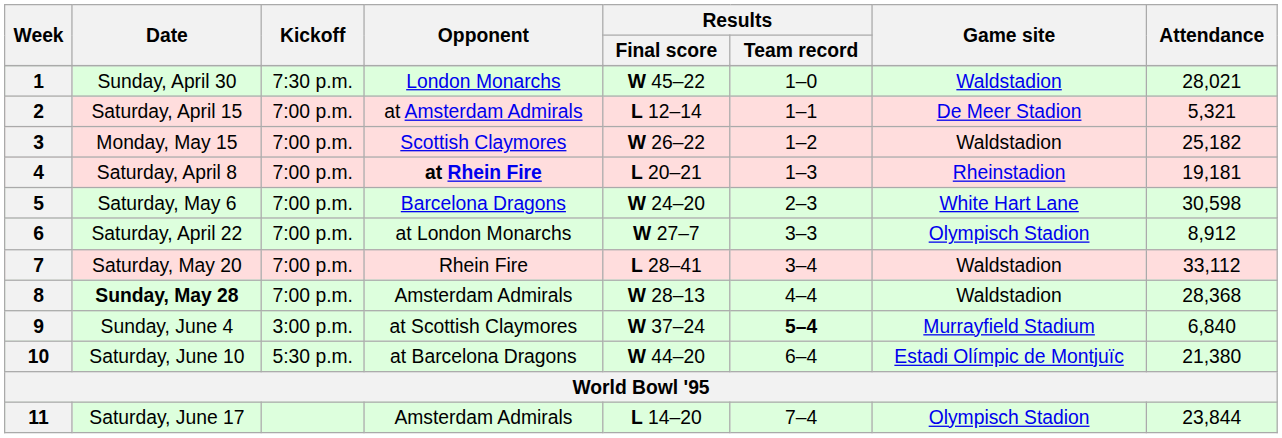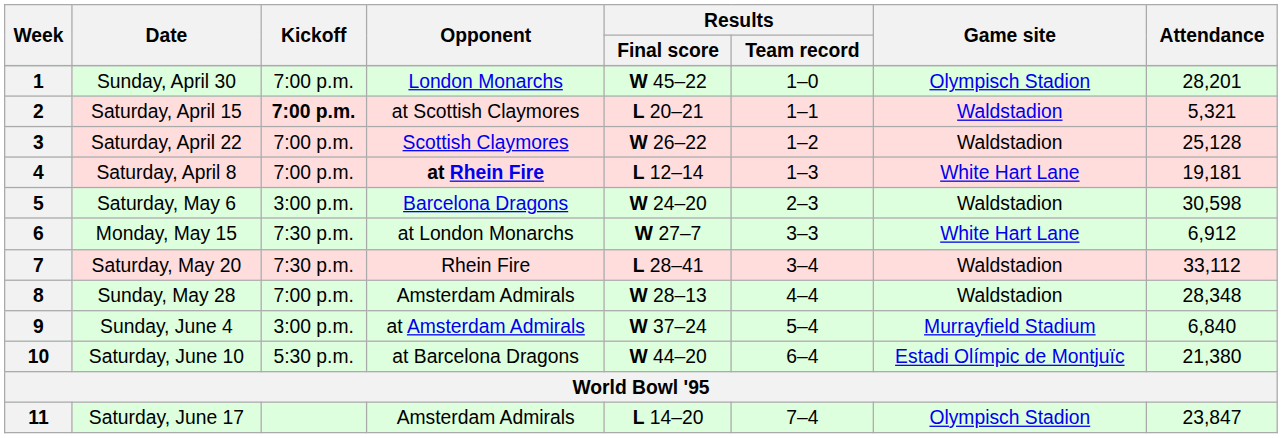(313, 81) 7:30 p.m. -> (314, 81) 7:00 p.m.
(1009, 81) Waldstadion -> (1010, 81) Olympisch Stadion
(1212, 81) 28,021 -> (1212, 81) 28,201
(313, 112) normal -> (314, 112) bold
(483, 112) at Amsterdam Admirals -> (486, 112) at Scottish Claymores
(666, 112) L 12–14 -> (668, 112) L 20–21
(1009, 112) De Meer Stadion -> (1010, 112) Waldstadion
(167, 142) Monday, May 15 -> (166, 142) Saturday, April 22
(1212, 142) 25,182 -> (1212, 142) 25,128
(666, 173) L 20–21 -> (668, 173) L 12–14
(1009, 173) Rheinstadion -> (1010, 173) White Hart Lane
(313, 203) 7:00 p.m. -> (314, 203) 3:00 p.m.
(1009, 203) White Hart Lane -> (1010, 203) Waldstadion
(167, 234) Saturday, April 22 -> (166, 234) Monday, May 15
(313, 234) 7:00 p.m. -> (314, 234) 7:30 p.m.
(1009, 234) Olympisch Stadion -> (1010, 234) White Hart Lane
(1212, 234) 8,912 -> (1212, 234) 6,912
(313, 265) 7:00 p.m. -> (314, 265) 7:30 p.m.
(167, 295) bold -> (166, 295) normal
(1212, 295) 28,368 -> (1212, 295) 28,348
(483, 326) at Scottish Claymores -> (486, 326) at Amsterdam Admirals
(801, 326) bold -> (802, 326) normal
(1212, 417) 23,844 -> (1212, 417) 23,847
